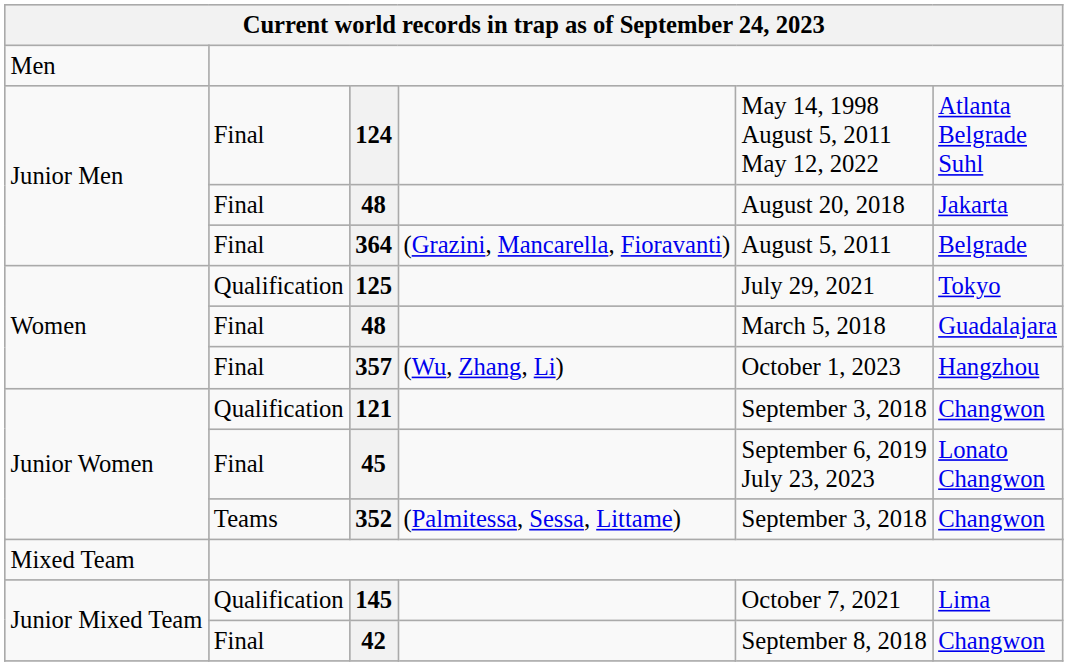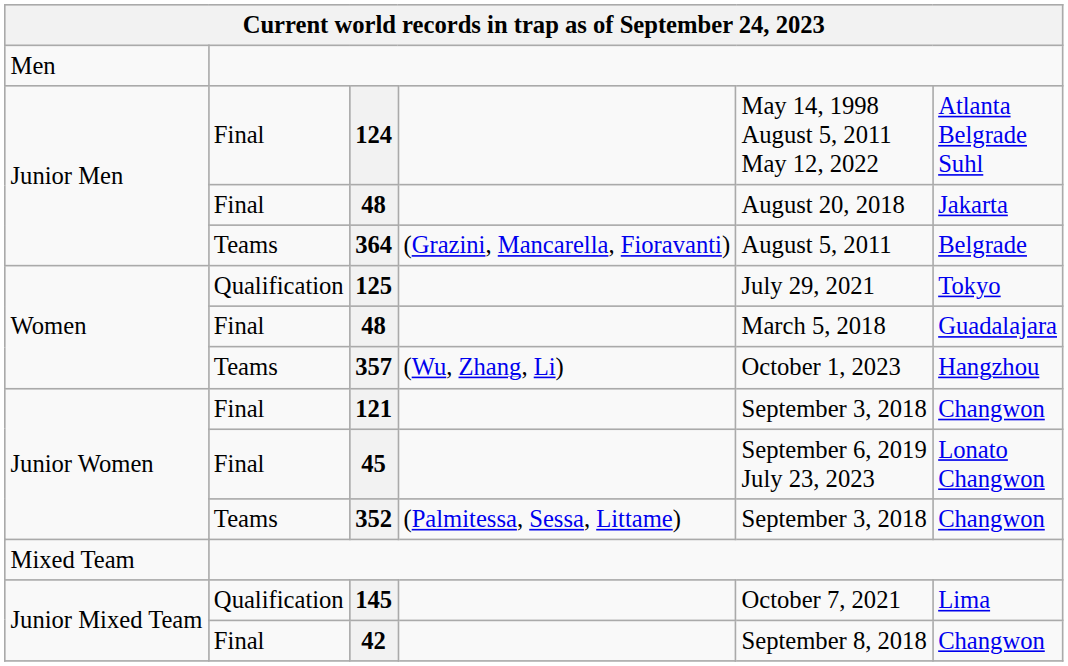(239, 245) Final -> (246, 245) Teams
(239, 367) Final -> (246, 367) Teams
(279, 408) Qualification -> (239, 408) Final
